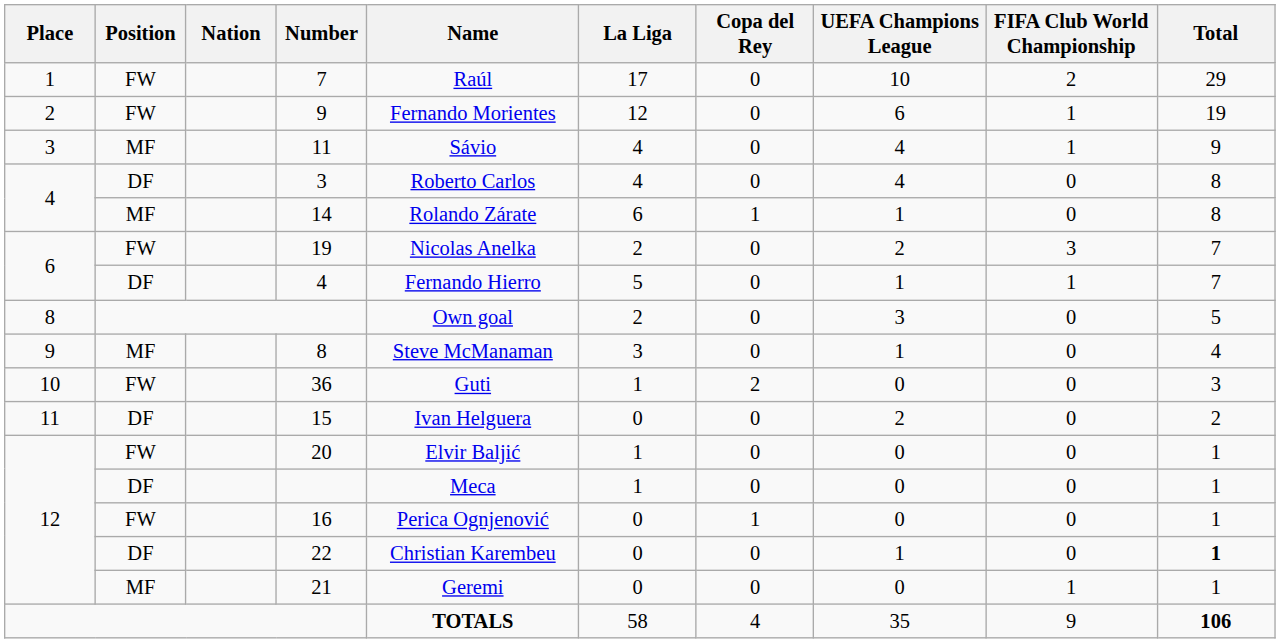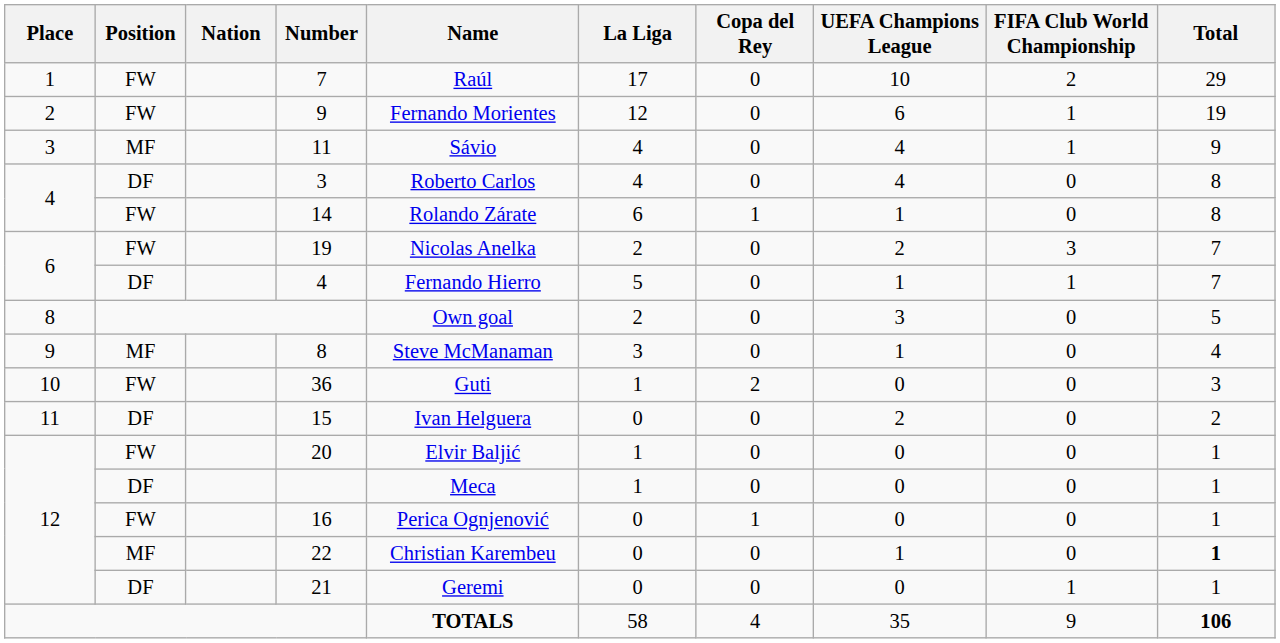(140, 215) MF -> (140, 215) FW
(140, 553) DF -> (140, 553) MF
(140, 587) MF -> (140, 587) DF
